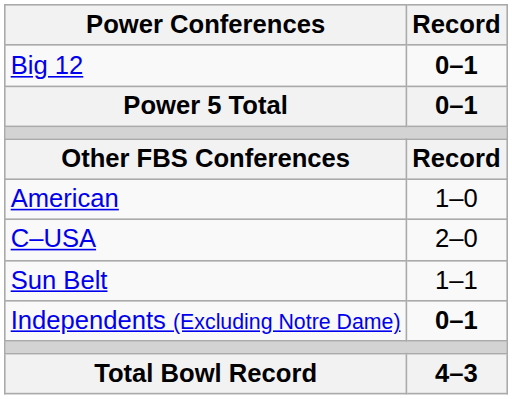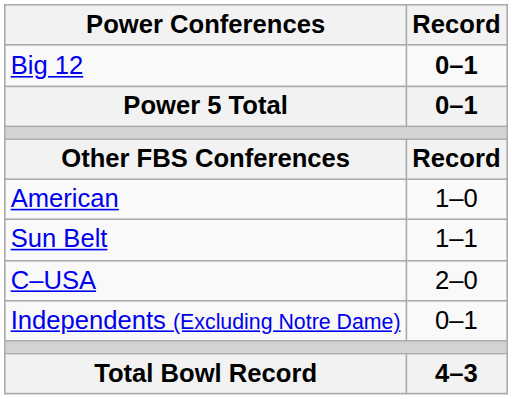rows swapped: (53, 239) <-> (59, 280)
(456, 320) bold -> (456, 320) normal
